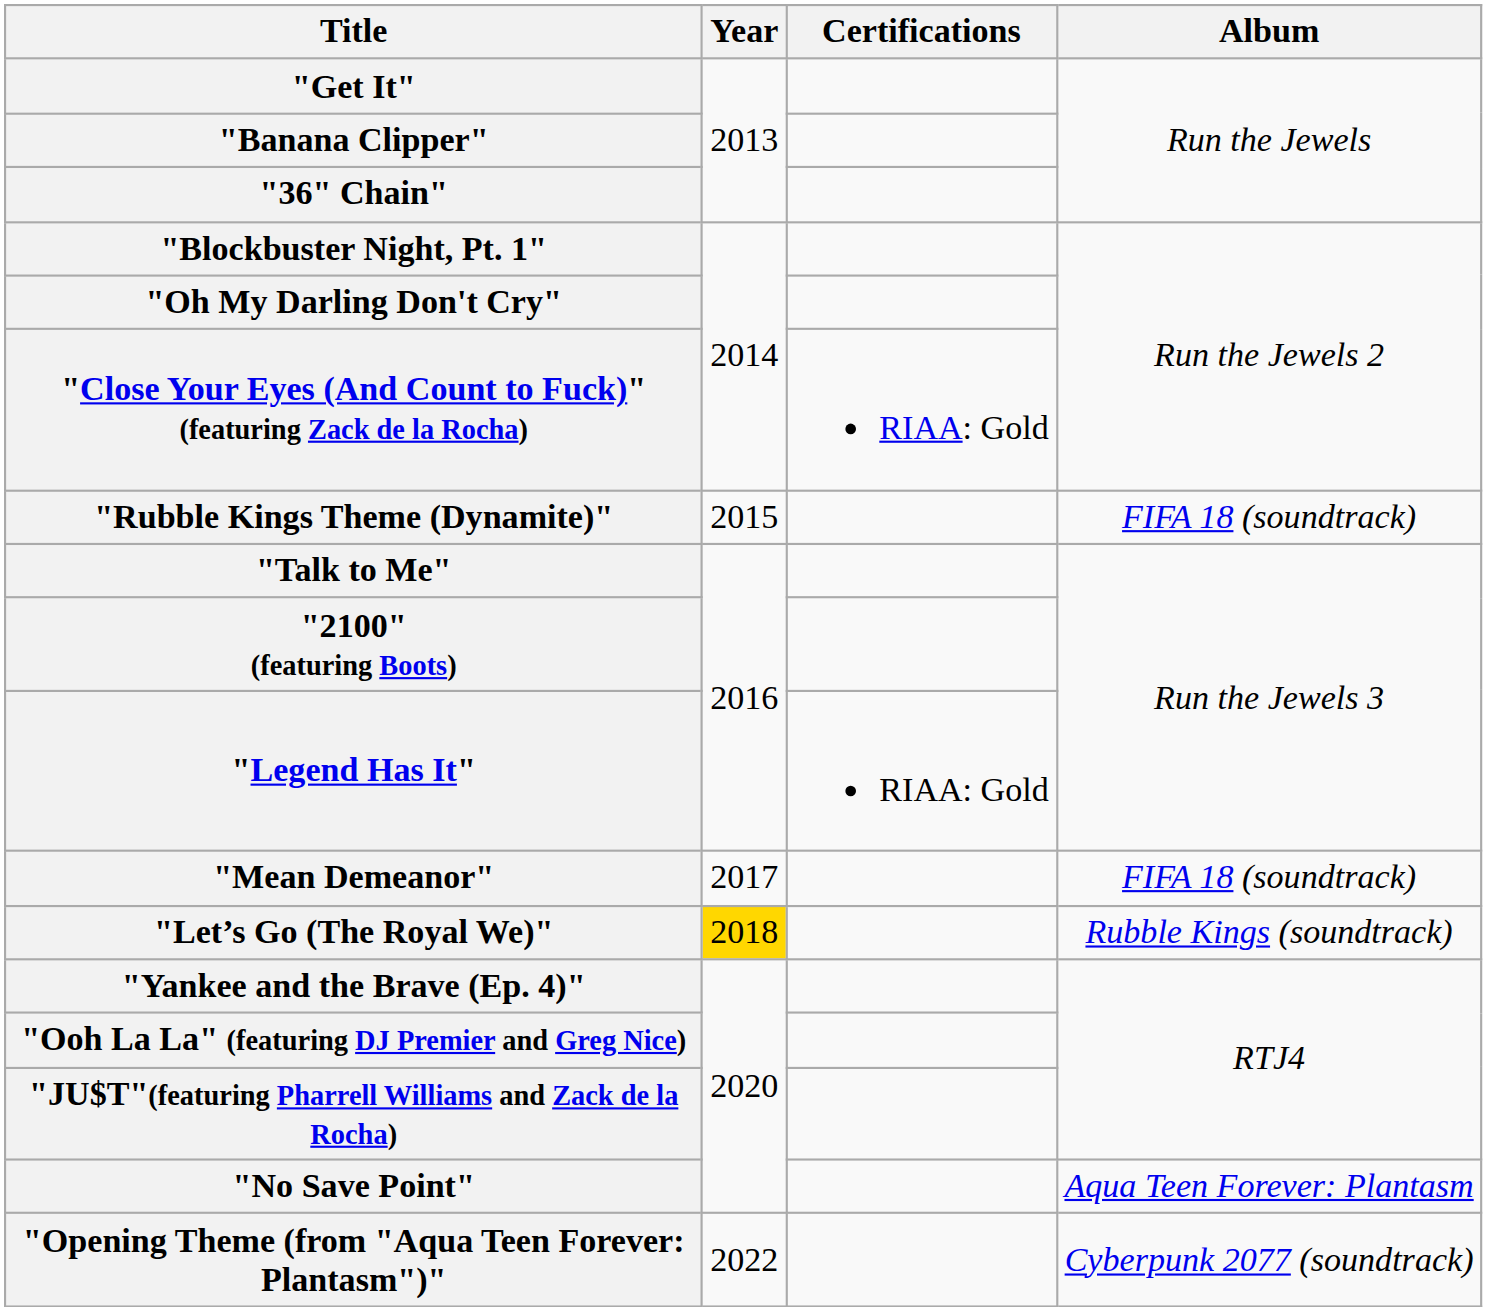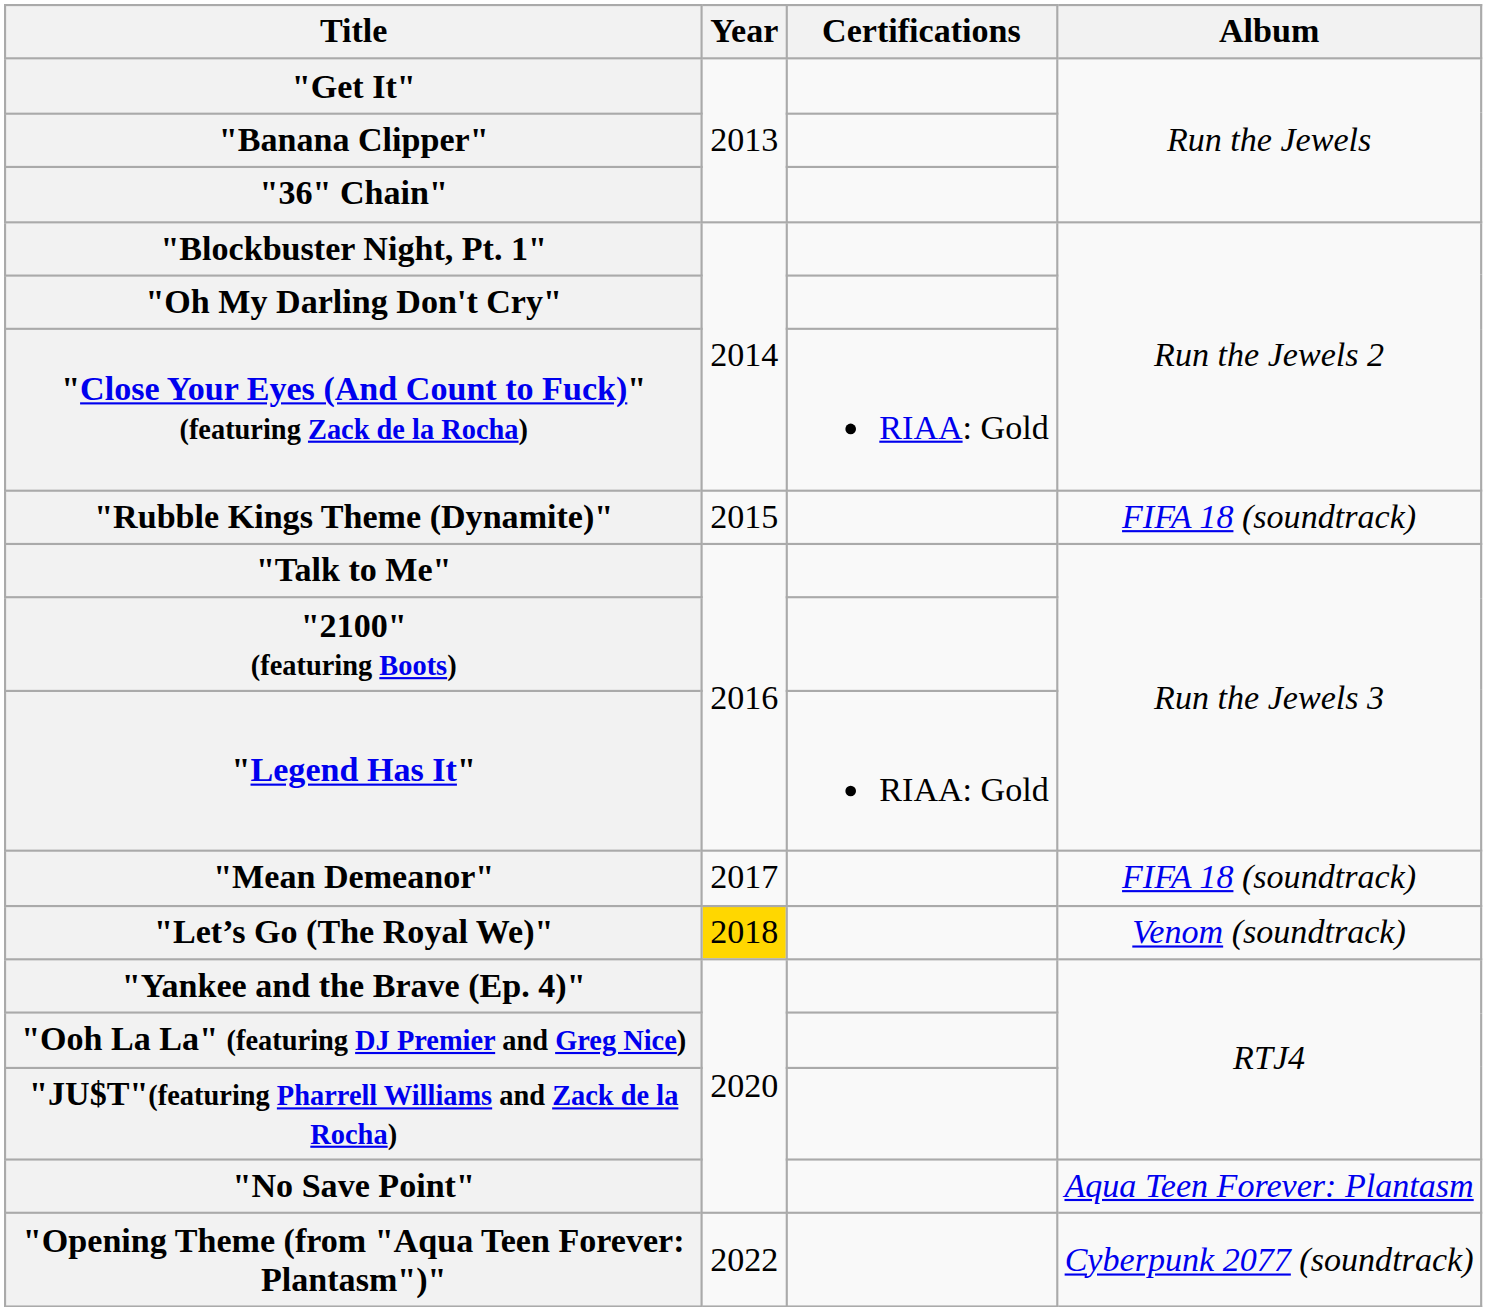(1269, 931) Rubble Kings (soundtrack) -> (1269, 931) Venom (soundtrack)
